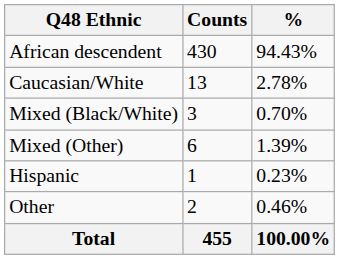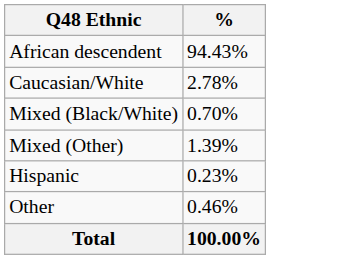- column: (217, 20)
